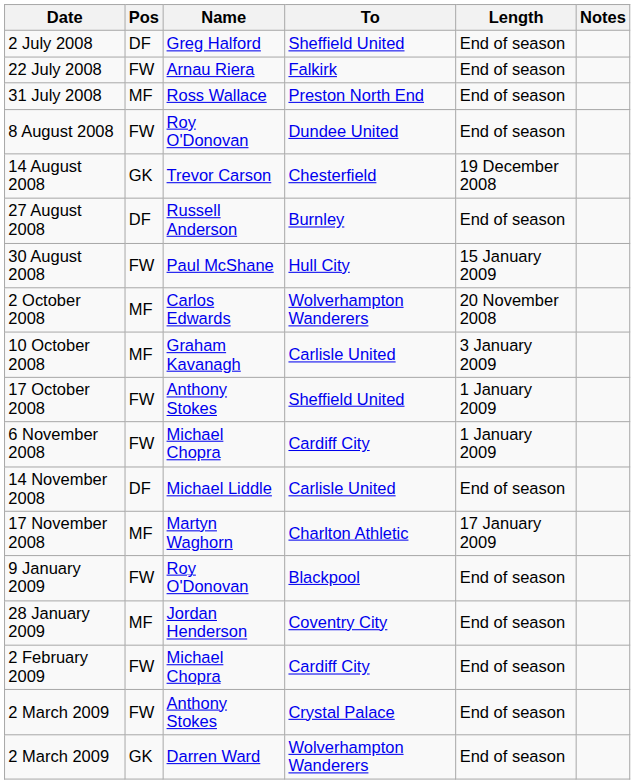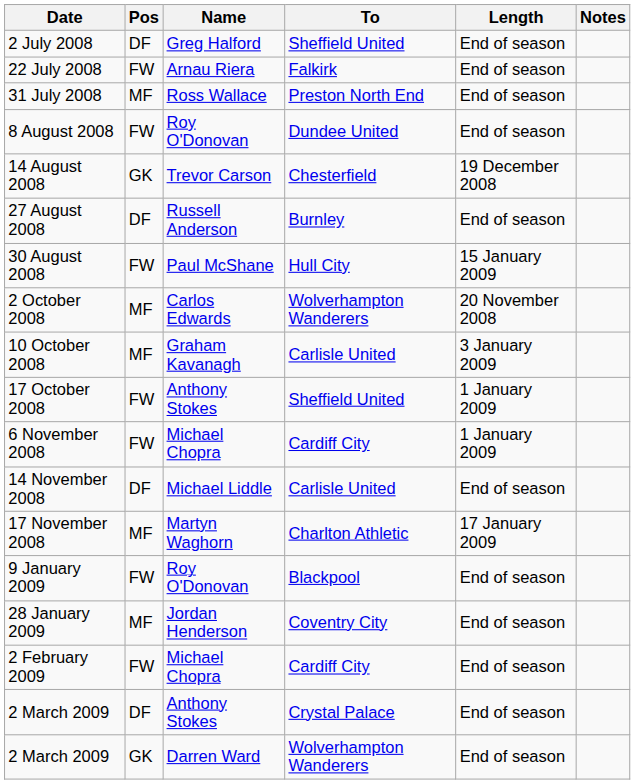(142, 712) FW -> (140, 712) DF
